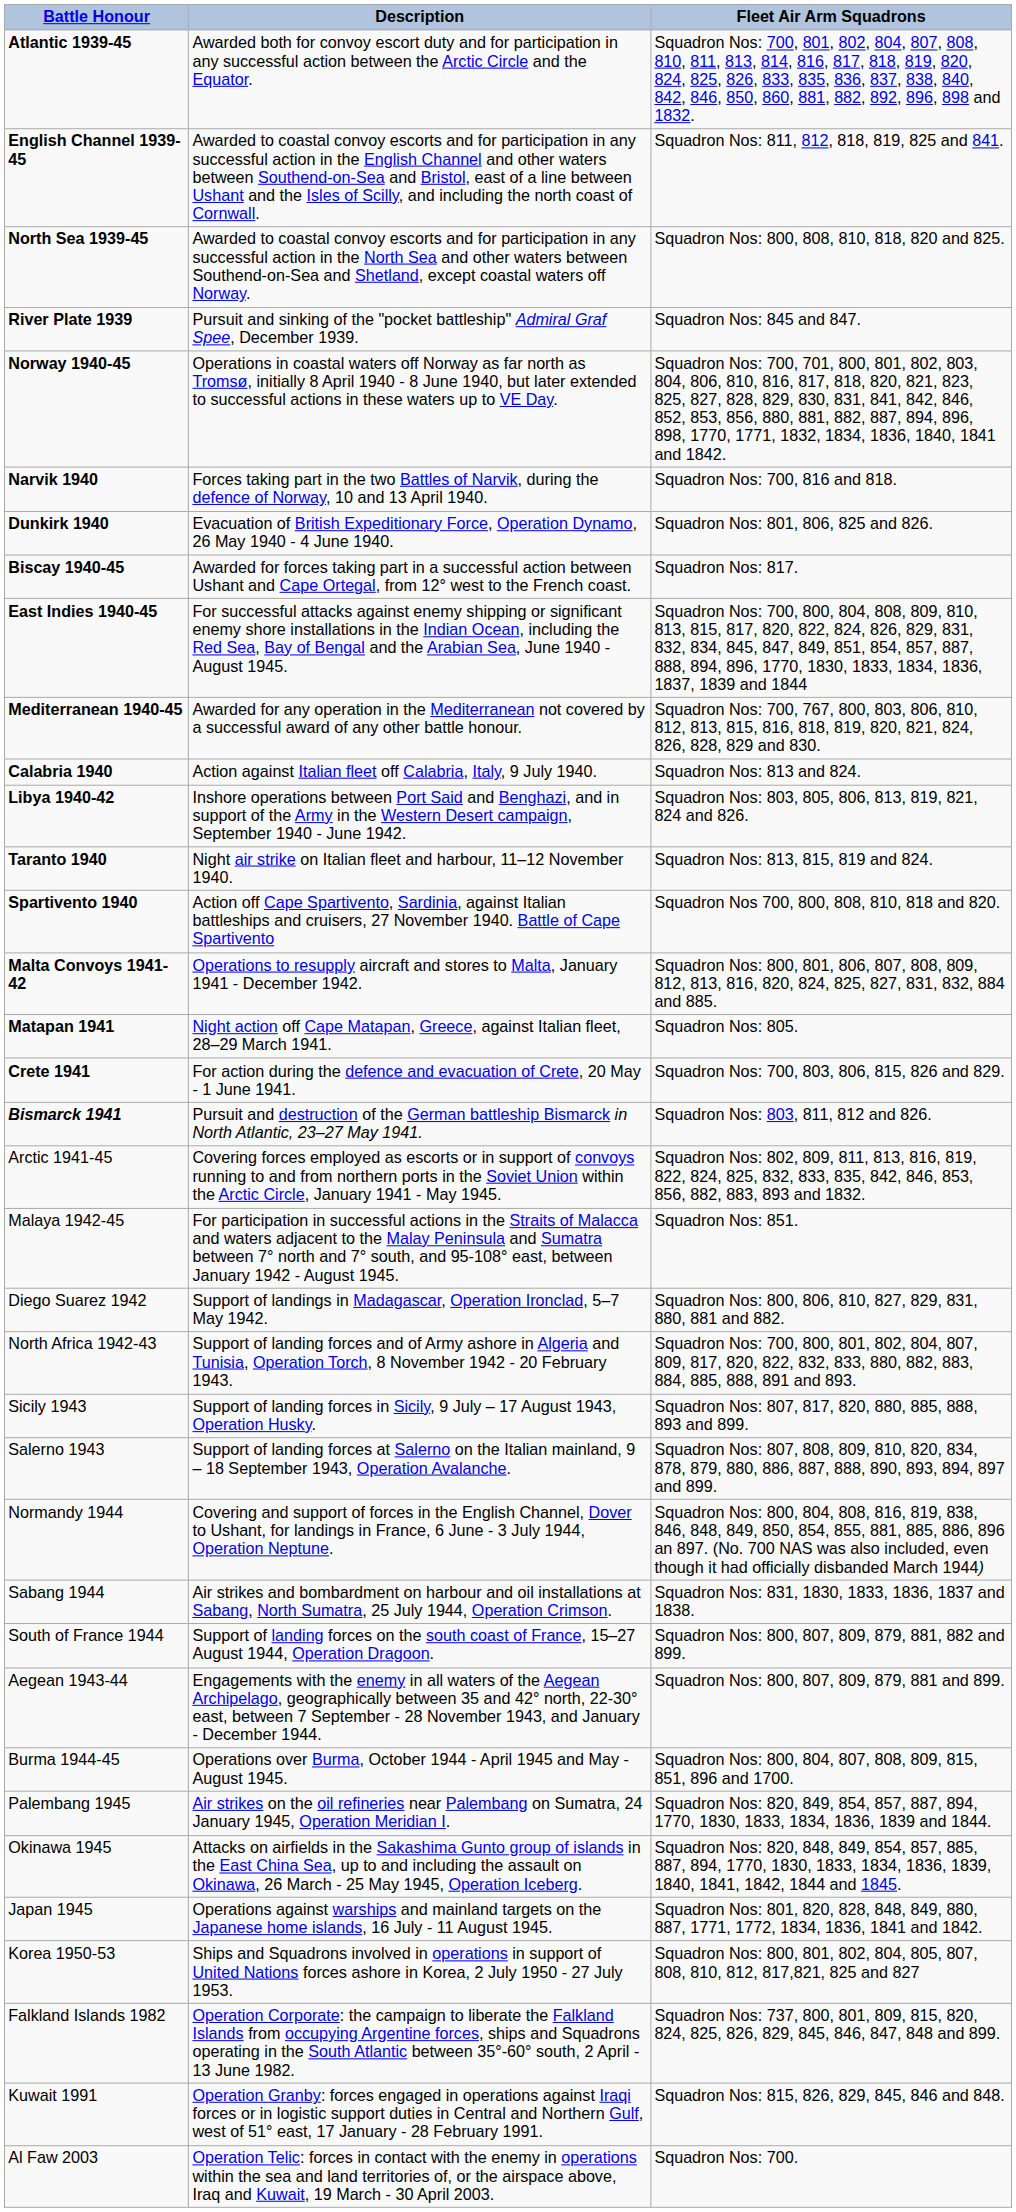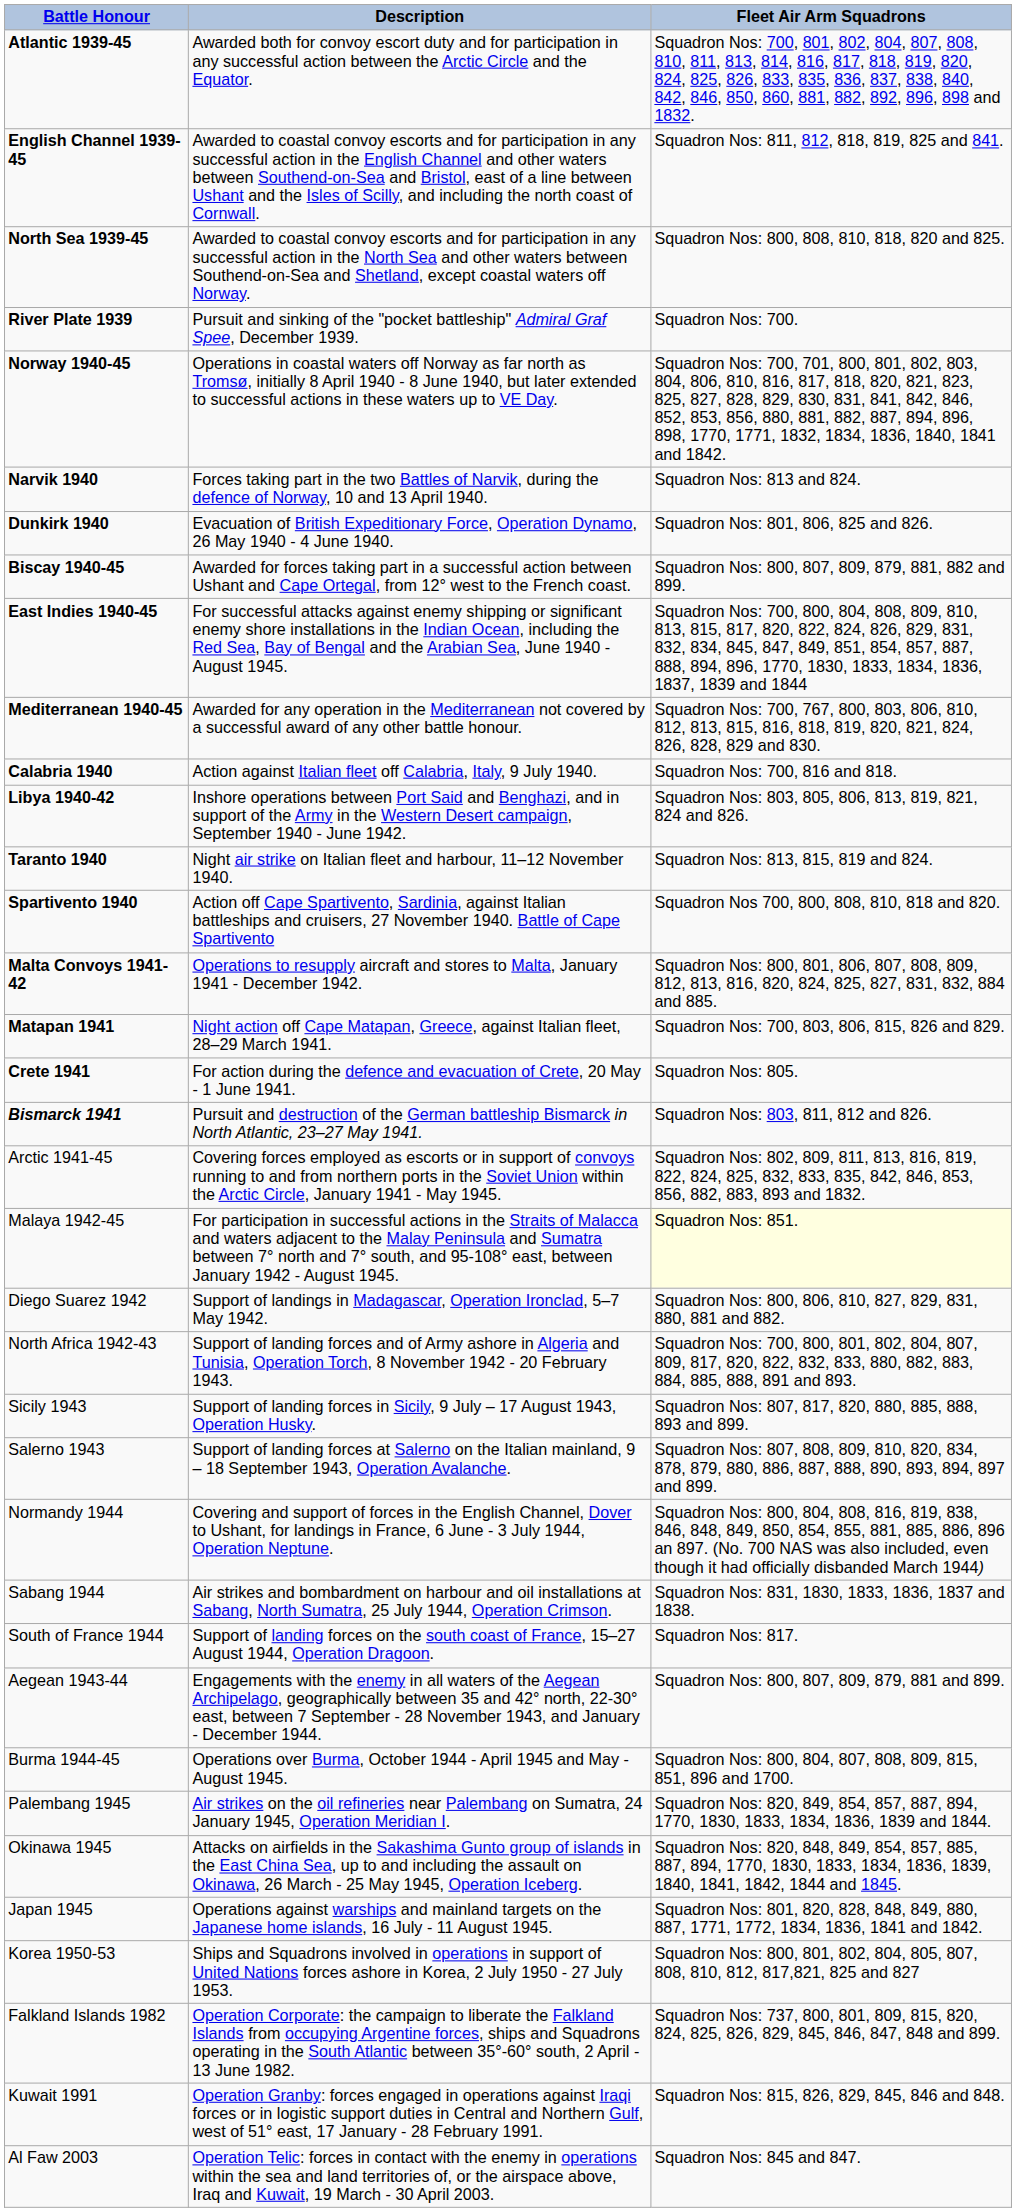(758, 319) Squadron Nos: 845 and 847. -> (726, 319) Squadron Nos: 700.
(776, 480) Squadron Nos: 700, 816 and 818. -> (758, 480) Squadron Nos: 813 and 824.
(726, 567) Squadron Nos: 817. -> (830, 576) Squadron Nos: 800, 807, 809, 879, 881, 882 and 899.
(758, 771) Squadron Nos: 813 and 824. -> (776, 771) Squadron Nos: 700, 816 and 818.
(726, 1027) Squadron Nos: 805. -> (830, 1027) Squadron Nos: 700, 803, 806, 815, 826 and 829.
(830, 1071) Squadron Nos: 700, 803, 806, 815, 826 and 829. -> (726, 1071) Squadron Nos: 805.
(726, 1220) no background -> (726, 1220) lightyellow background
(830, 1645) Squadron Nos: 800, 807, 809, 879, 881, 882 and 899. -> (726, 1636) Squadron Nos: 817.
(726, 2158) Squadron Nos: 700. -> (758, 2158) Squadron Nos: 845 and 847.
